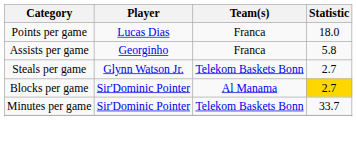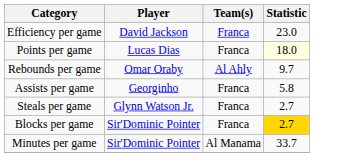+ row: (54, 32)
(329, 32) no background -> (287, 50) lightyellow background
+ row: (54, 69)
(250, 69) Telekom Baskets Bonn -> (233, 106) Franca
(250, 87) Al Manama -> (233, 124) Franca
(250, 106) Telekom Baskets Bonn -> (233, 143) Al Manama
